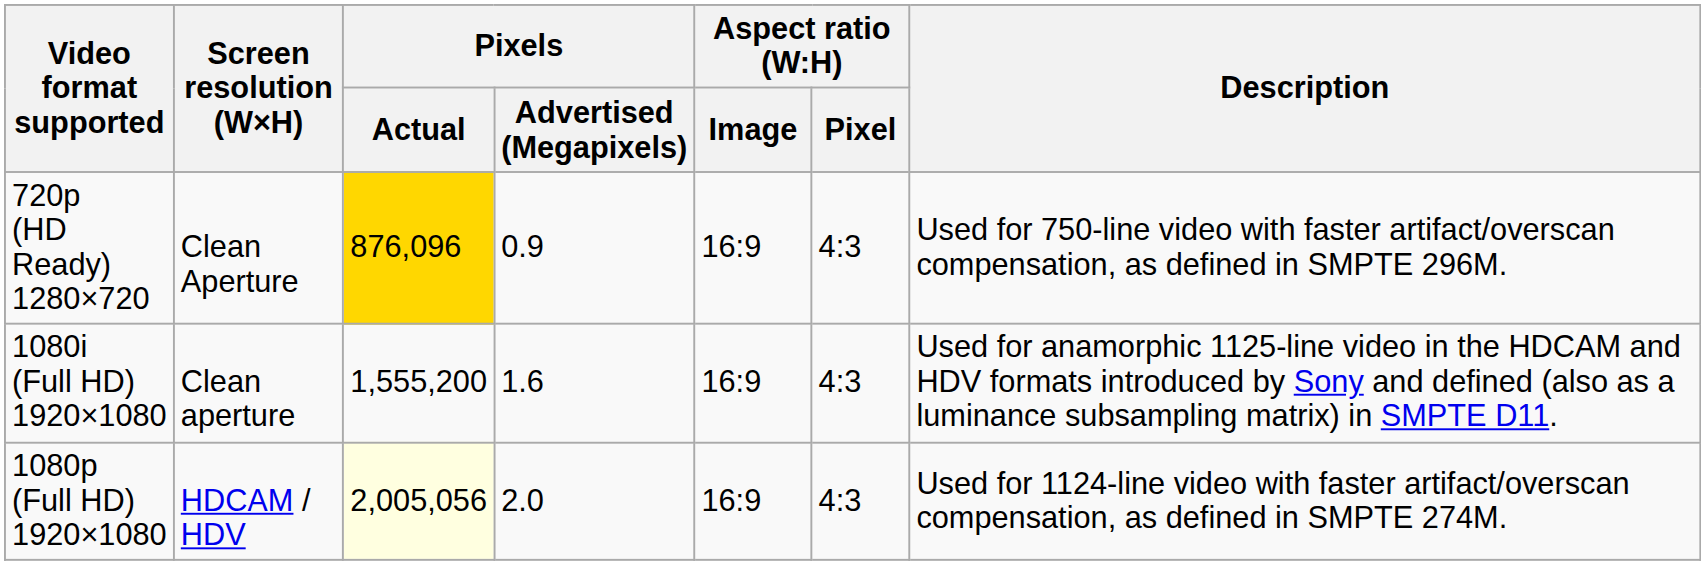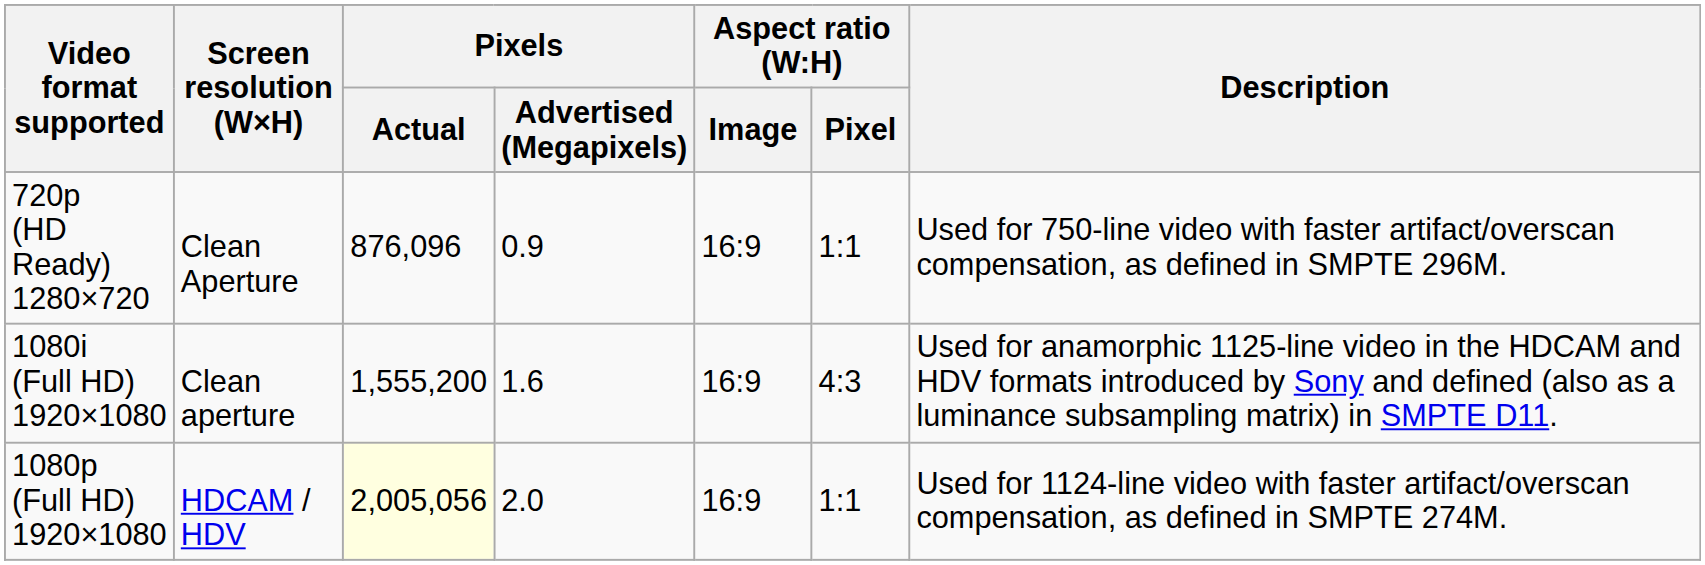(406, 247) gold background -> (406, 247) no background
(840, 247) 4:3 -> (840, 247) 1:1
(840, 500) 4:3 -> (840, 500) 1:1
